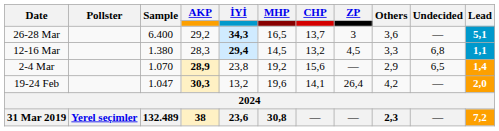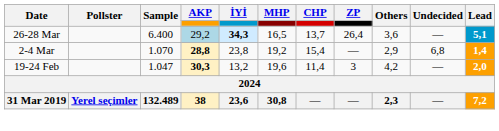(200, 34) no background -> (200, 34) lightblue background
(353, 34) 3 -> (353, 34) 26,4
- row: (37, 50)
(200, 67) 28,9 -> (200, 50) 28,8
(315, 67) 15,6 -> (315, 50) 15,4
(438, 67) 6,5 -> (438, 50) 6,8
(315, 83) 14,1 -> (315, 67) 11,4
(353, 83) 26,4 -> (353, 67) 3
